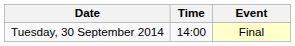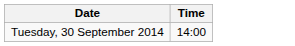- column: (251, 13)
